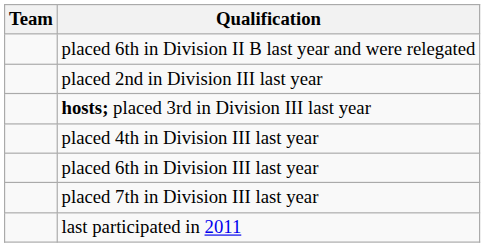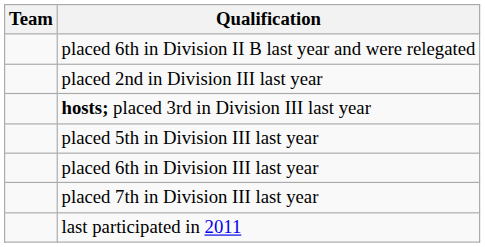- row: (190, 138)
+ row: (190, 138)
